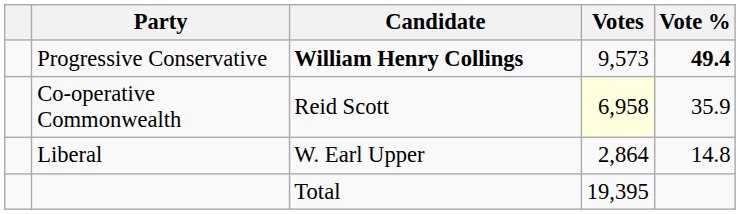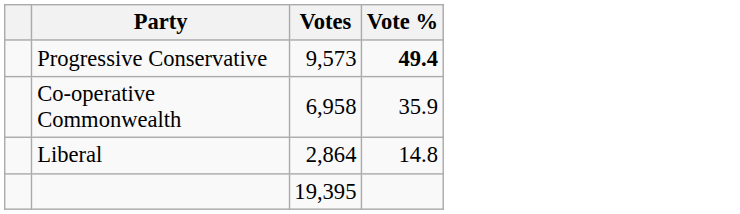- column: (435, 22)
(623, 106) lightyellow background -> (331, 106) no background
